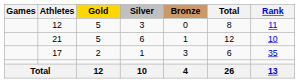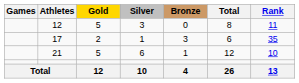rows swapped: (57, 39) <-> (57, 53)
